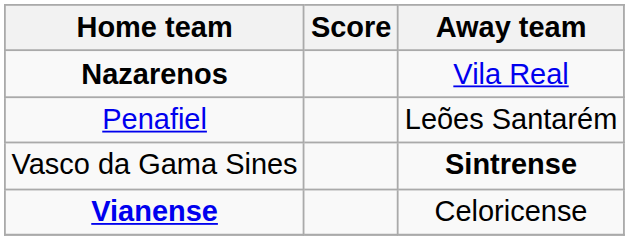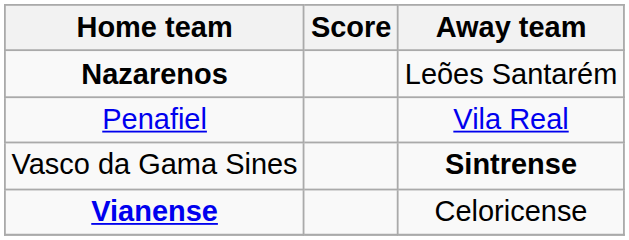(511, 73) Vila Real -> (511, 73) Leões Santarém
(511, 119) Leões Santarém -> (511, 119) Vila Real
